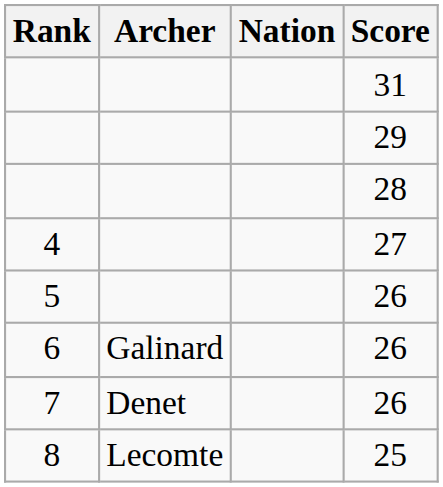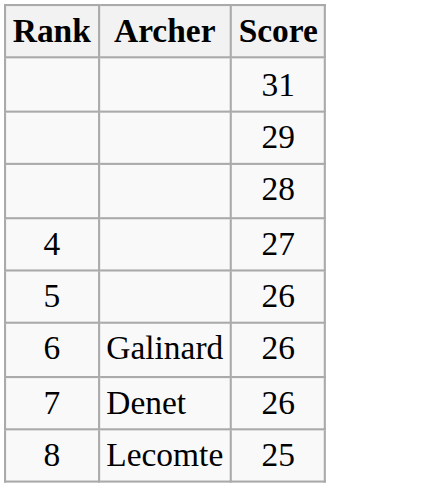- column: (287, 31)
